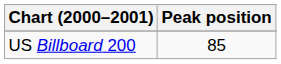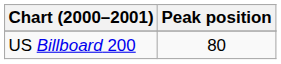(217, 44) 85 -> (217, 44) 80
